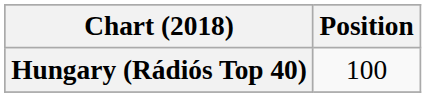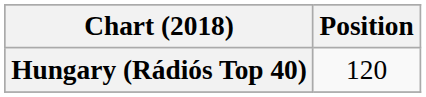(367, 69) 100 -> (367, 69) 120
